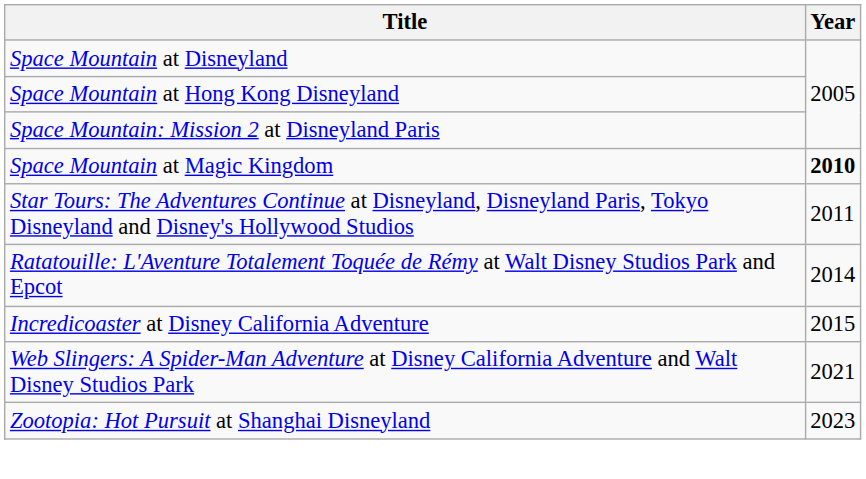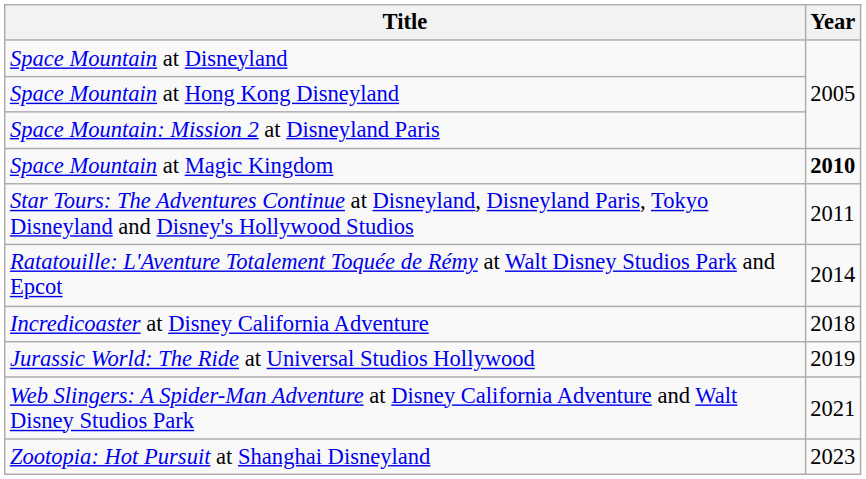(833, 323) 2015 -> (833, 323) 2018
+ row: (272, 359)
